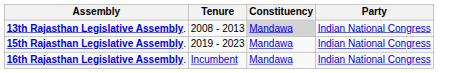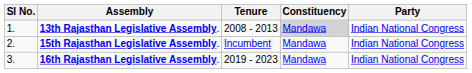+ column: (21, 12)
(218, 44) 2019 - 2023 -> (247, 44) Incumbent
(214, 60) Incumbent -> (251, 60) 2019 - 2023
